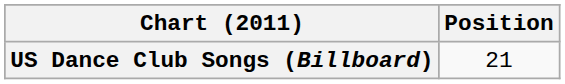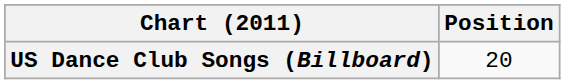(499, 60) 21 -> (499, 60) 20
